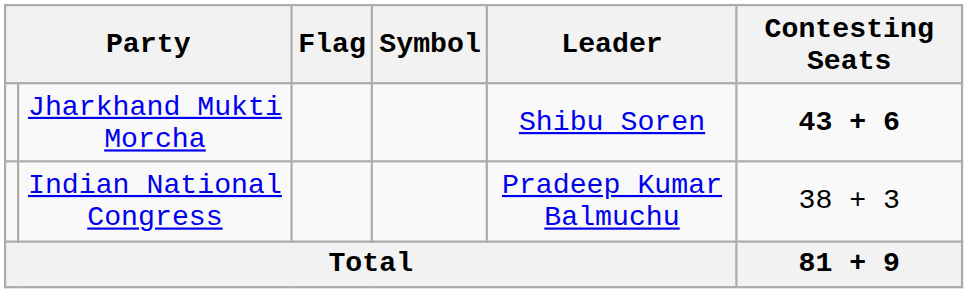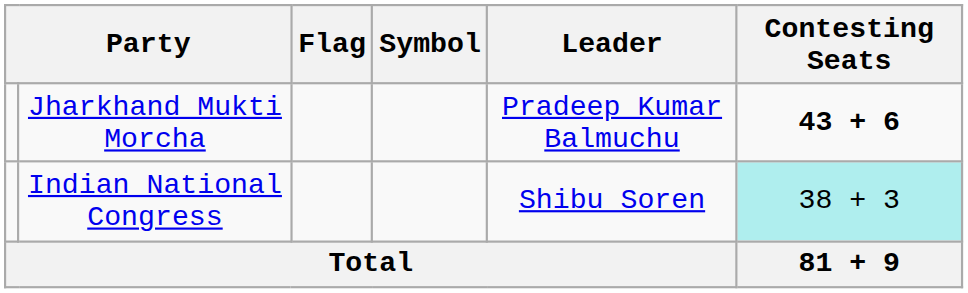(612, 123) Shibu Soren -> (612, 123) Pradeep Kumar Balmuchu
(612, 201) Pradeep Kumar Balmuchu -> (612, 201) Shibu Soren
(849, 201) no background -> (849, 201) paleturquoise background
